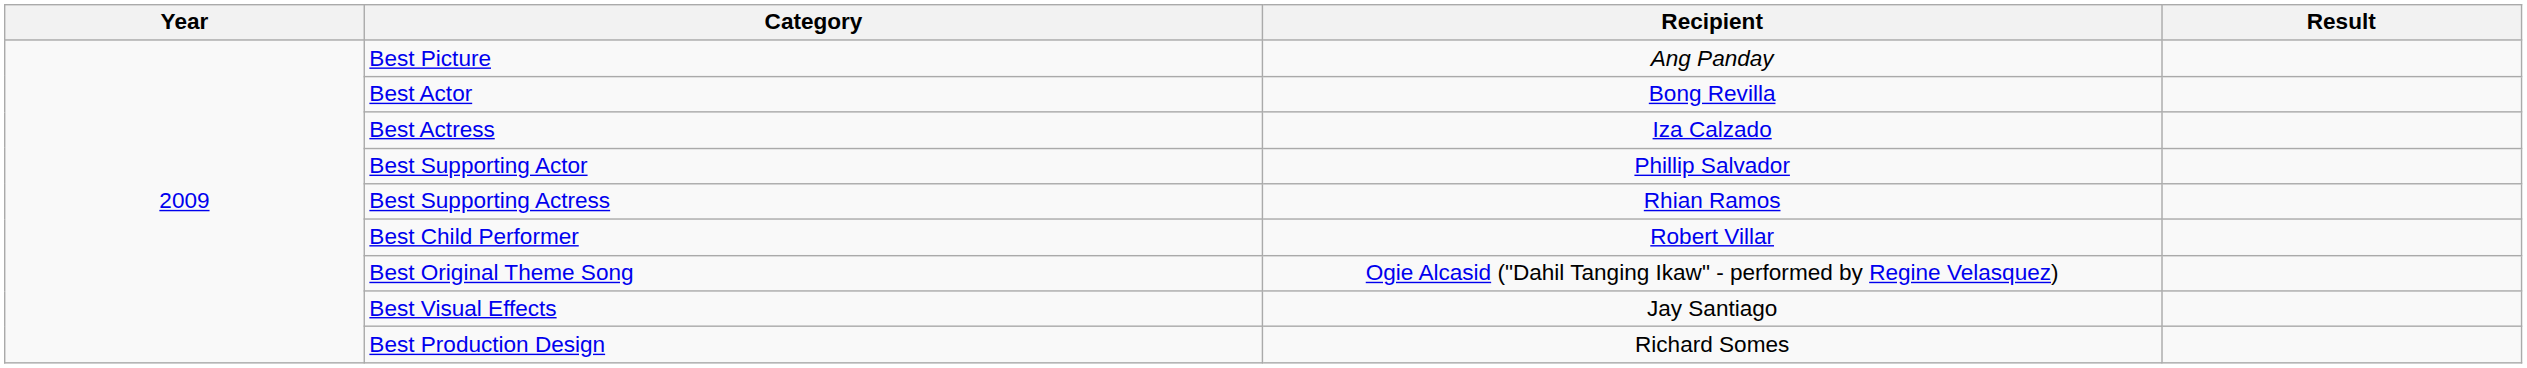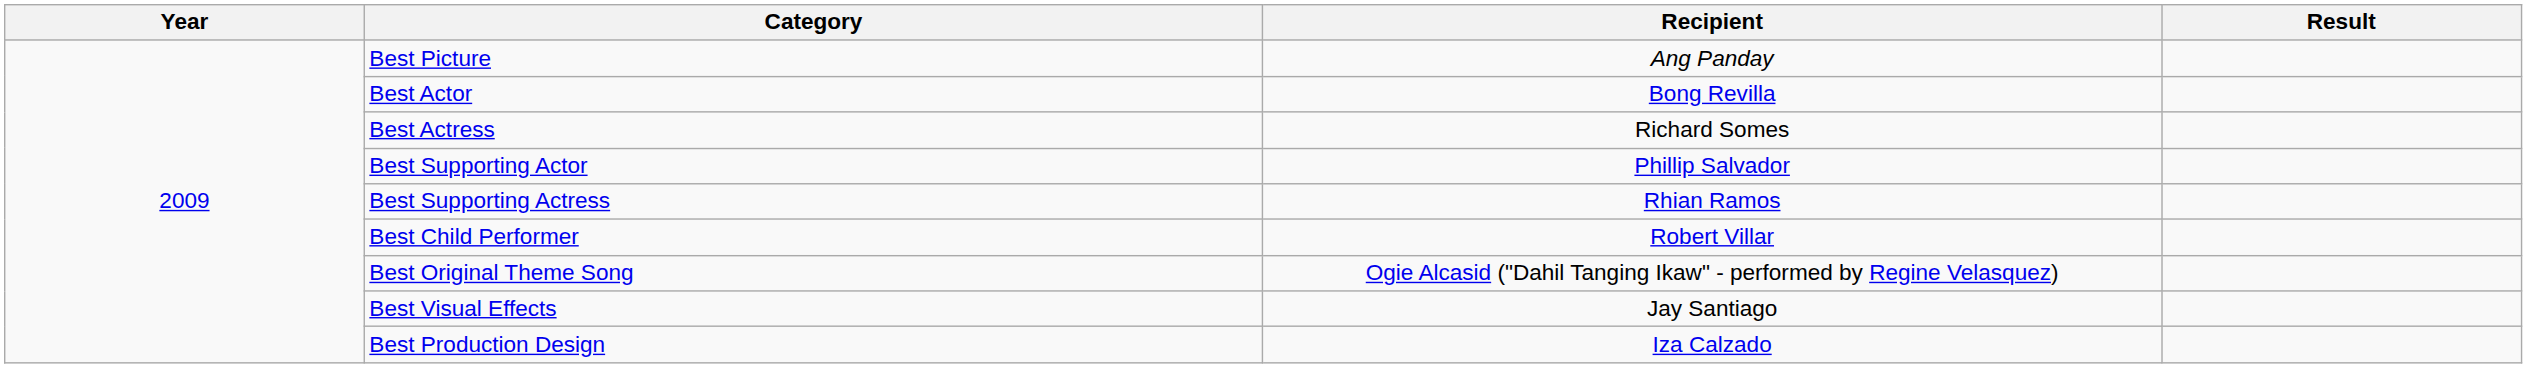(1712, 129) Iza Calzado -> (1712, 129) Richard Somes
(1712, 344) Richard Somes -> (1712, 344) Iza Calzado
